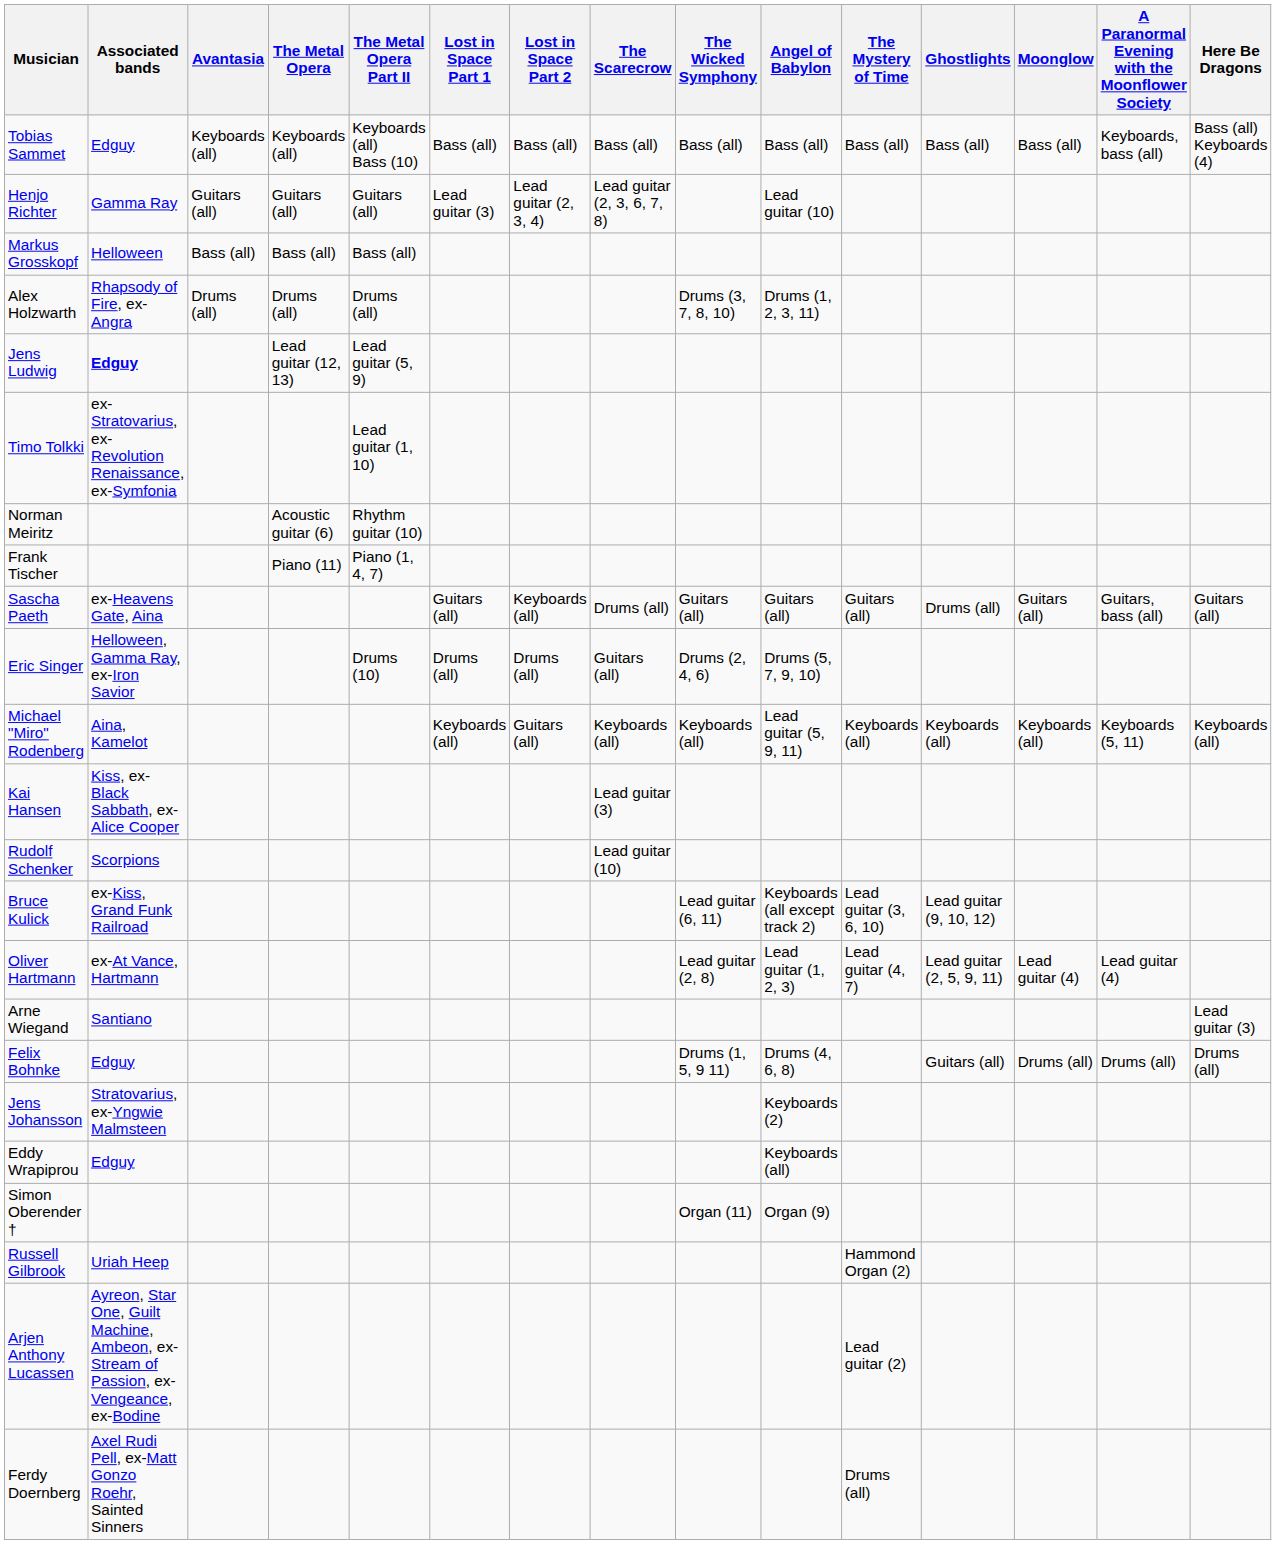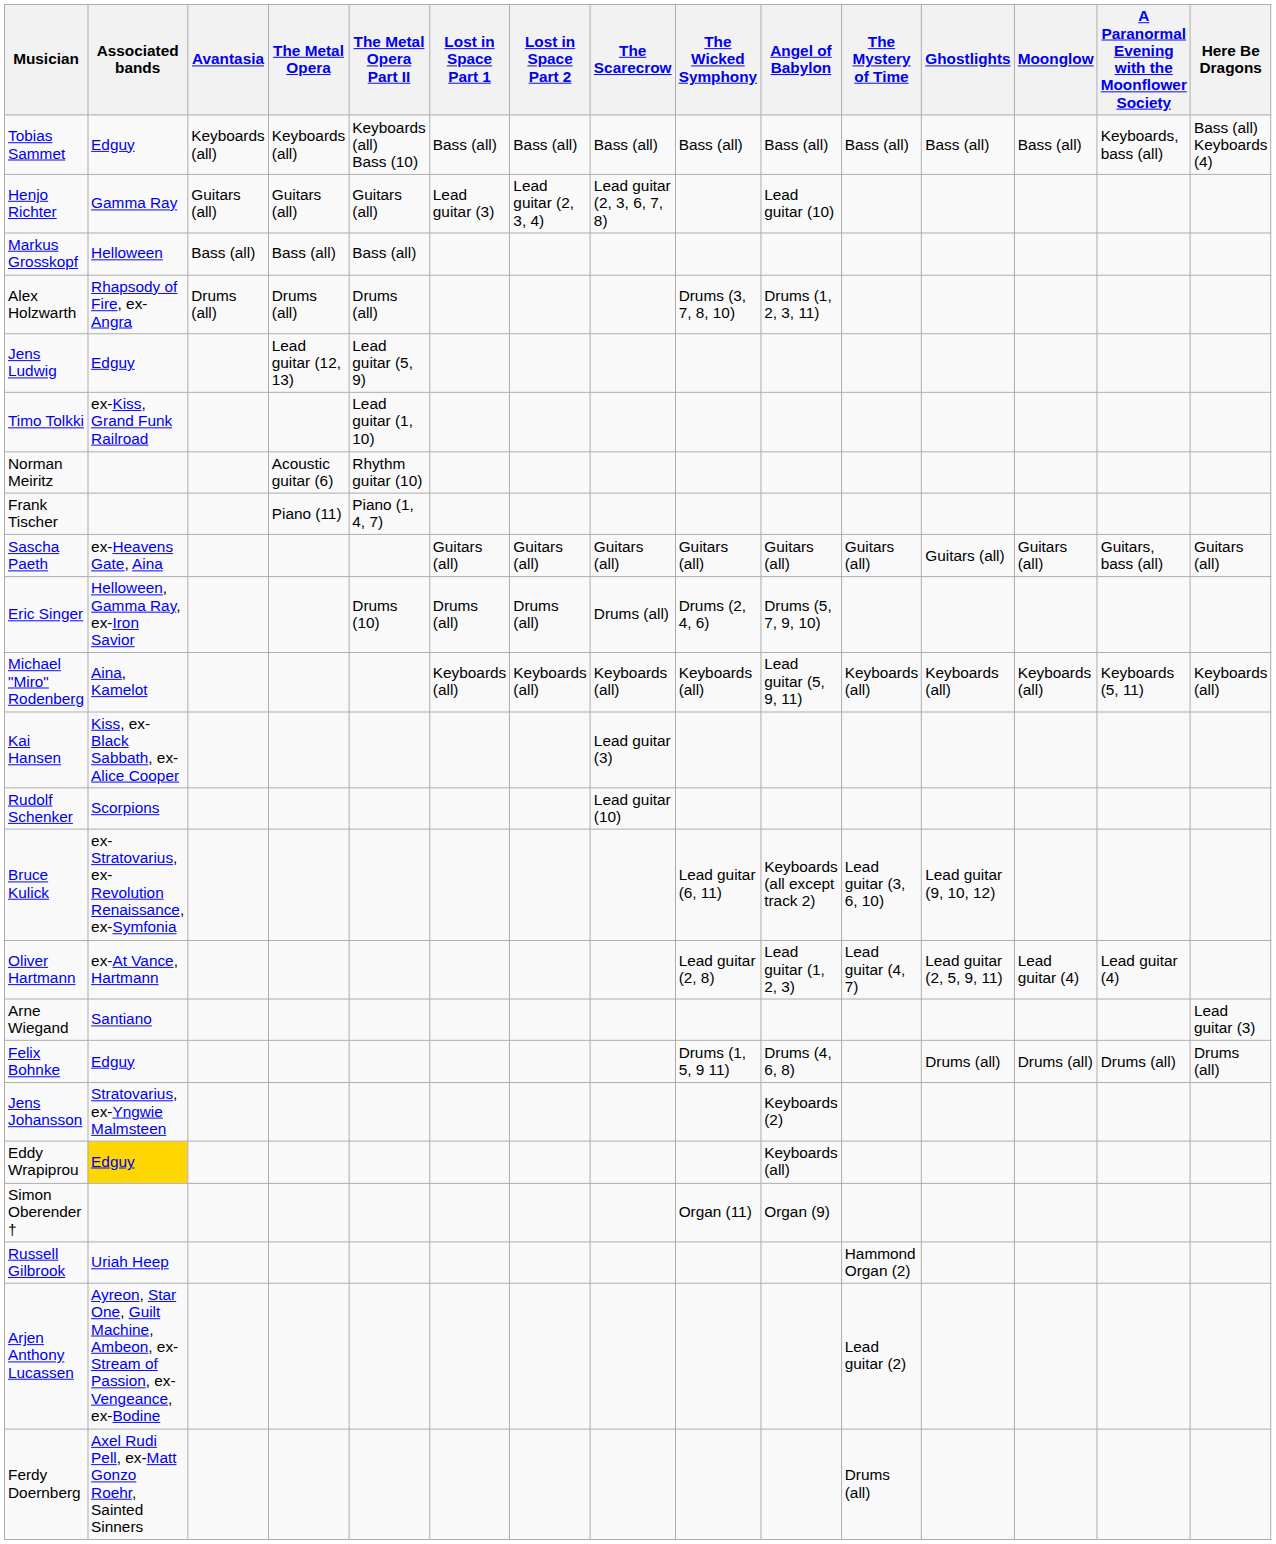(115, 363) bold -> (113, 363) normal
(138, 447) ex-Stratovarius, ex-Revolution Renaissance, ex-Symfonia -> (132, 422) ex-Kiss, Grand Funk Railroad
(550, 607) Keyboards (all) -> (538, 555) Guitars (all)
(631, 607) Drums (all) -> (619, 555) Guitars (all)
(963, 607) Drums (all) -> (965, 555) Guitars (all)
(619, 666) Guitars (all) -> (631, 614) Drums (all)
(538, 733) Guitars (all) -> (550, 682) Keyboards (all)
(132, 910) ex-Kiss, Grand Funk Railroad -> (138, 884) ex-Stratovarius, ex-Revolution Renaissance, ex-Symfonia
(965, 1061) Guitars (all) -> (963, 1061) Drums (all)
(113, 1162) no background -> (113, 1162) gold background
